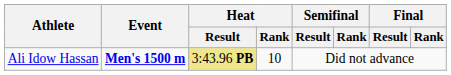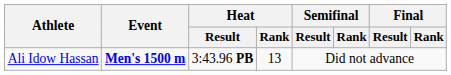(222, 59) khaki background -> (222, 59) no background
(275, 59) 10 -> (275, 59) 13
